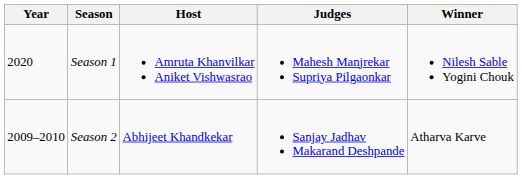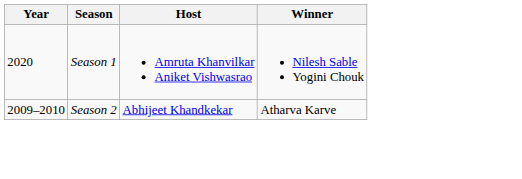- column: (332, 14)
